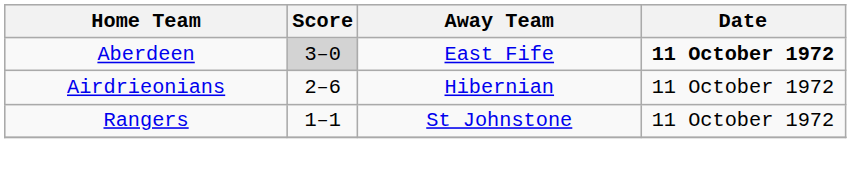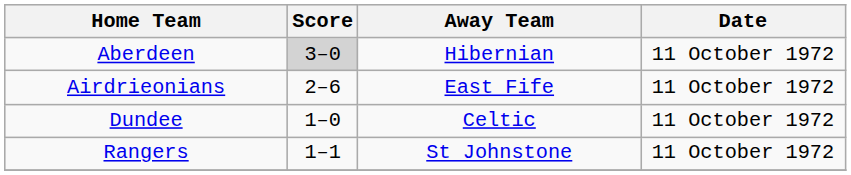(499, 54) East Fife -> (499, 54) Hibernian
(743, 54) bold -> (743, 54) normal
(499, 87) Hibernian -> (499, 87) East Fife
+ row: (146, 120)
